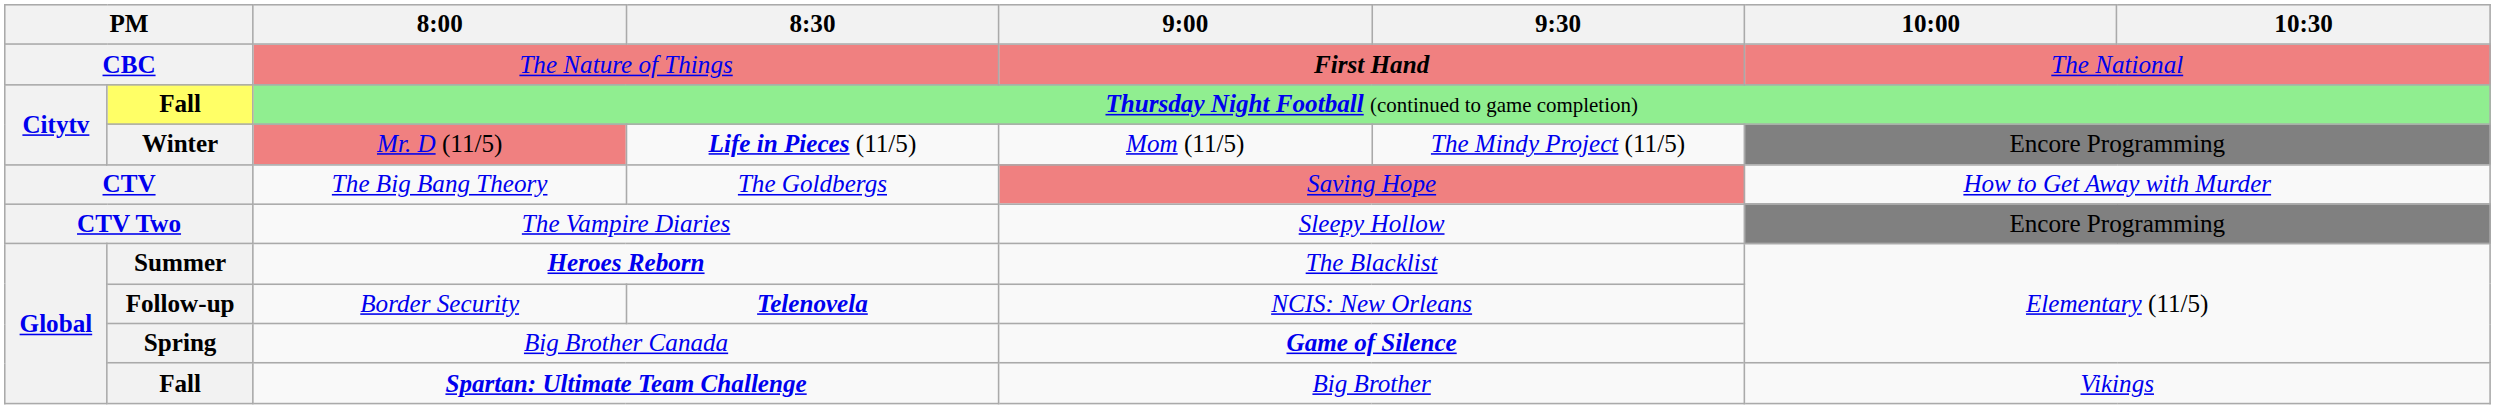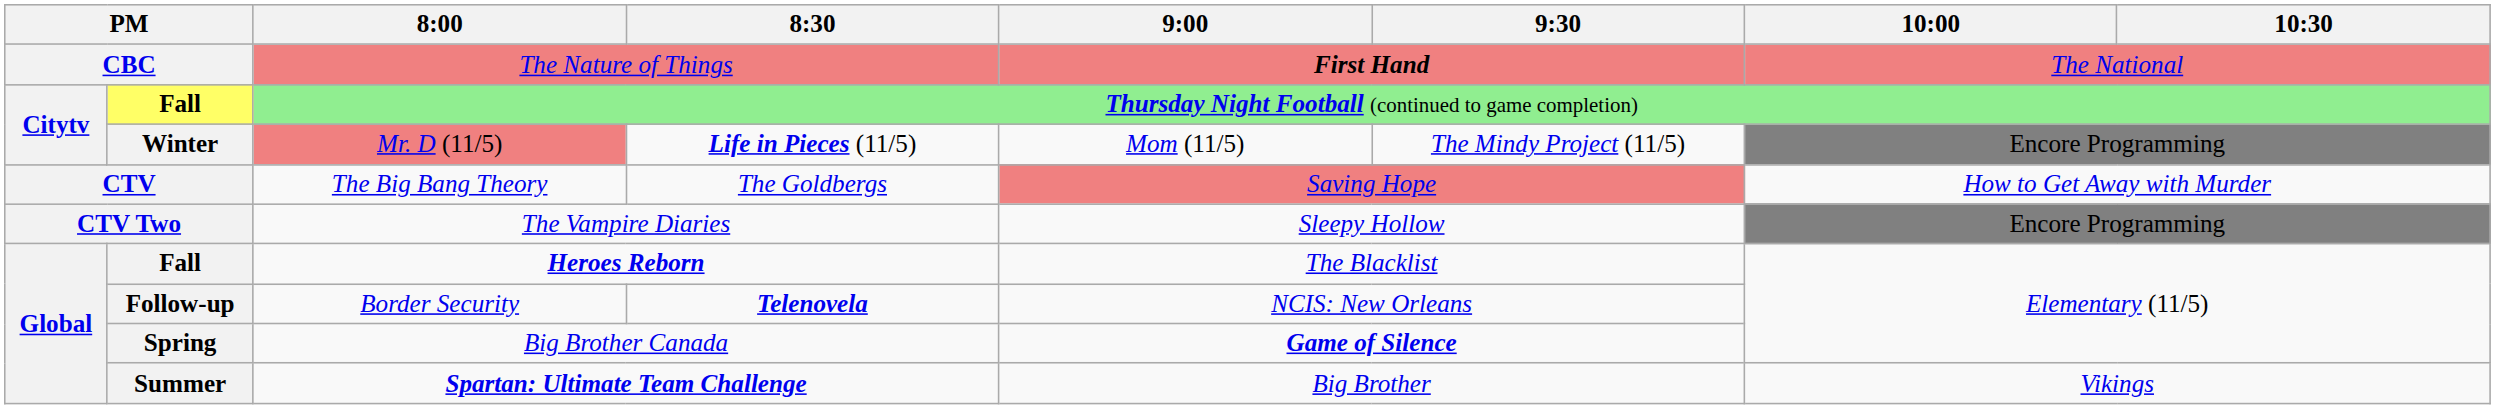(180, 263) Summer -> (180, 263) Fall
(180, 382) Fall -> (180, 382) Summer
